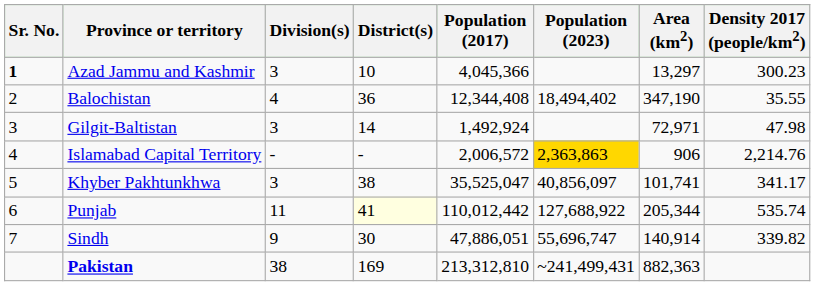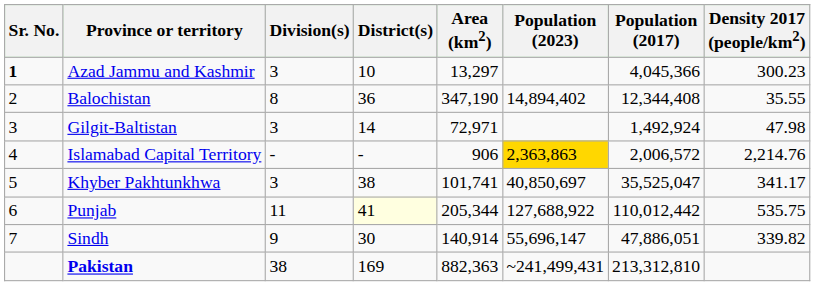columns swapped: (672, 30) <-> (485, 30)
(274, 98) 4 -> (274, 98) 8
(577, 98) 18,494,402 -> (546, 98) 14,894,402
(577, 182) 40,856,097 -> (546, 182) 40,850,697
(781, 210) 535.74 -> (781, 210) 535.75
(577, 238) 55,696,747 -> (546, 238) 55,696,147
